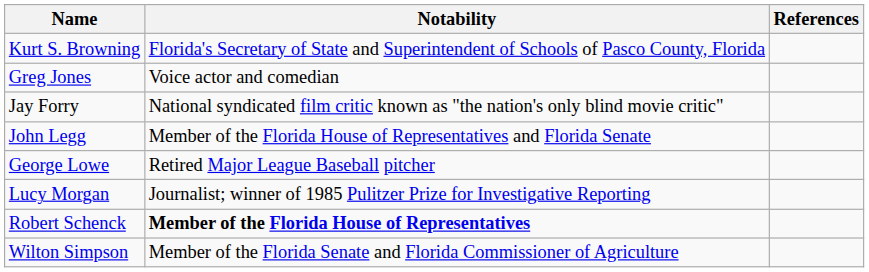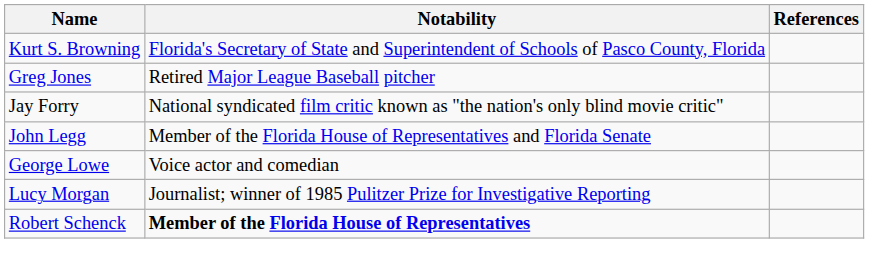(244, 77) Voice actor and comedian -> (292, 77) Retired Major League Baseball pitcher
(292, 164) Retired Major League Baseball pitcher -> (244, 164) Voice actor and comedian
- row: (69, 252)
